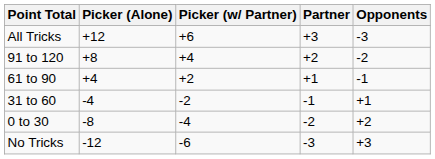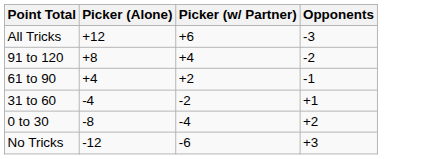- column: (326, 15)
